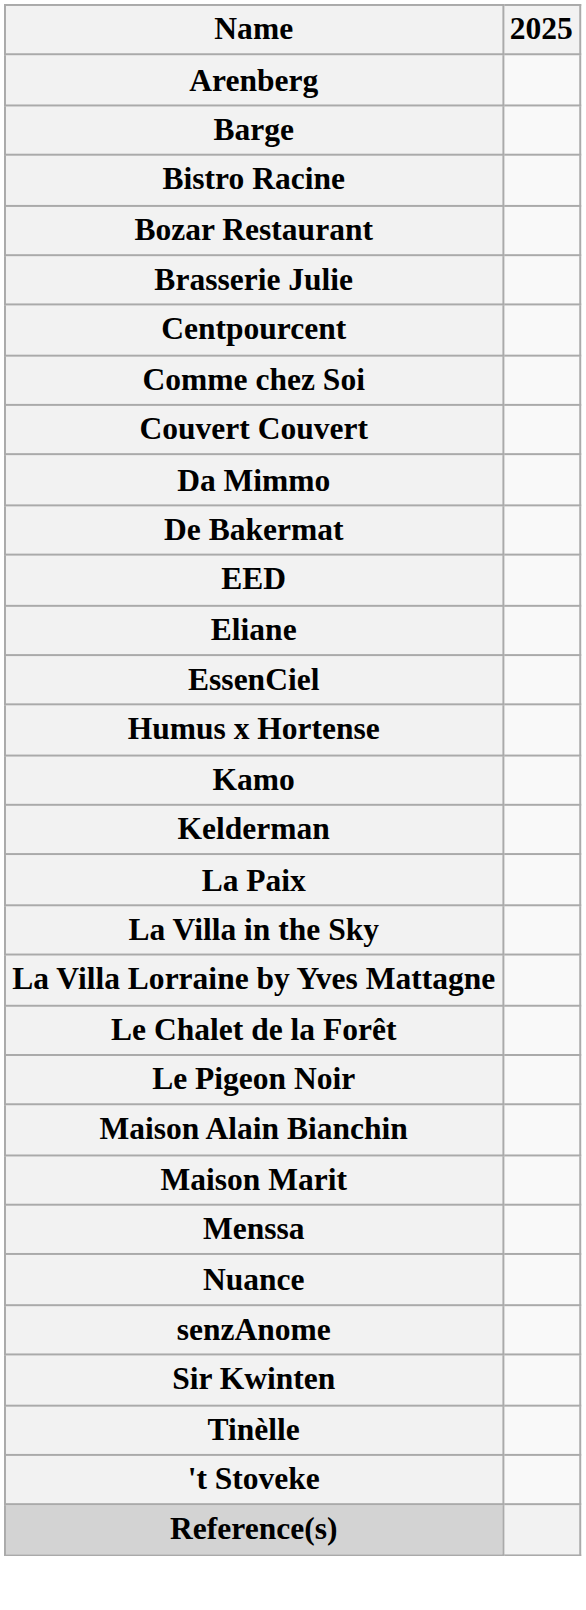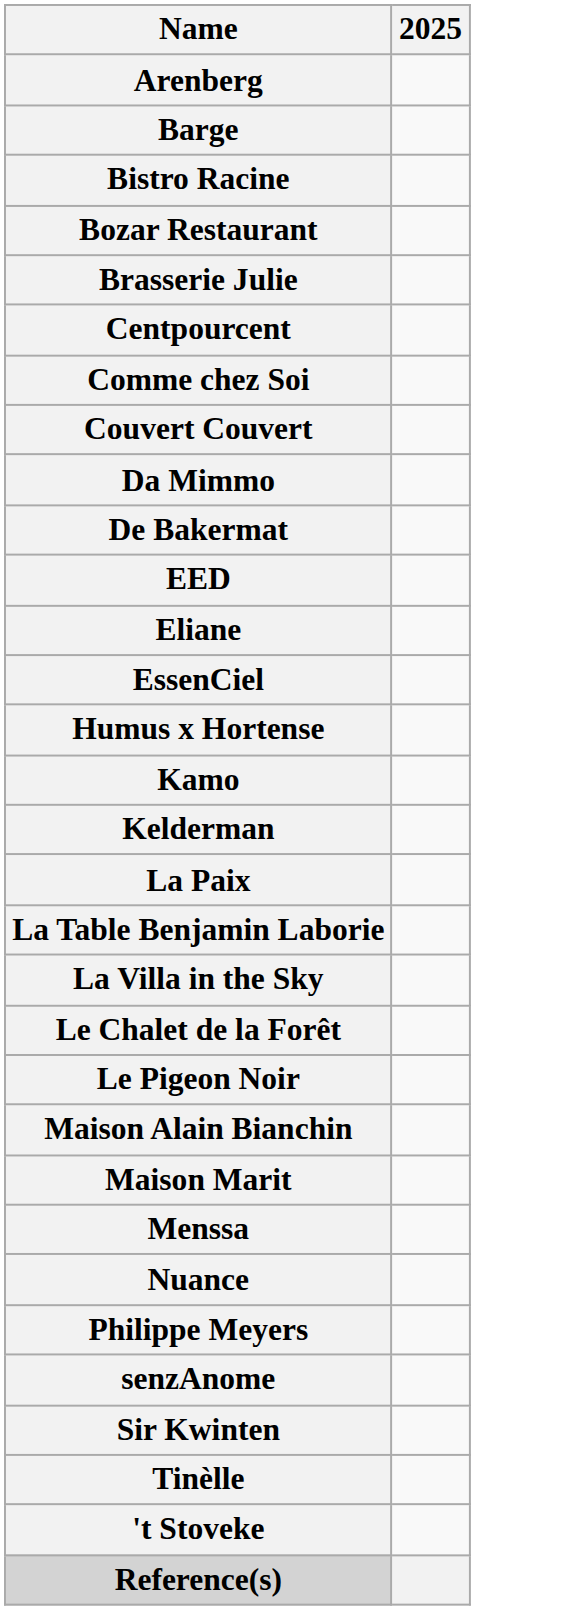+ row: (198, 929)
- row: (254, 979)
+ row: (198, 1329)
